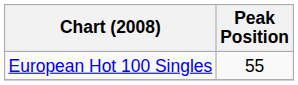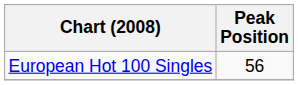(255, 65) 55 -> (255, 65) 56
